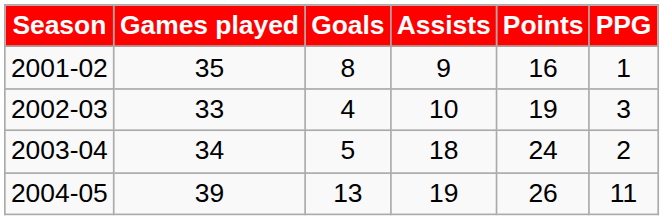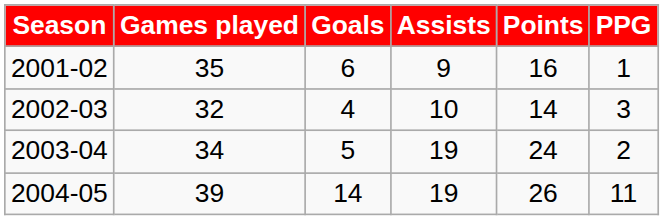(348, 67) 8 -> (348, 67) 6
(209, 109) 33 -> (209, 109) 32
(543, 109) 19 -> (543, 109) 14
(444, 151) 18 -> (444, 151) 19
(348, 192) 13 -> (348, 192) 14
